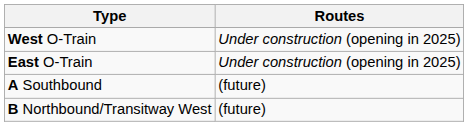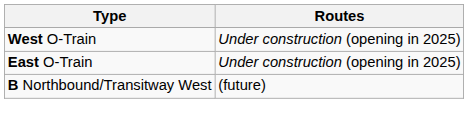- row: (55, 86)
